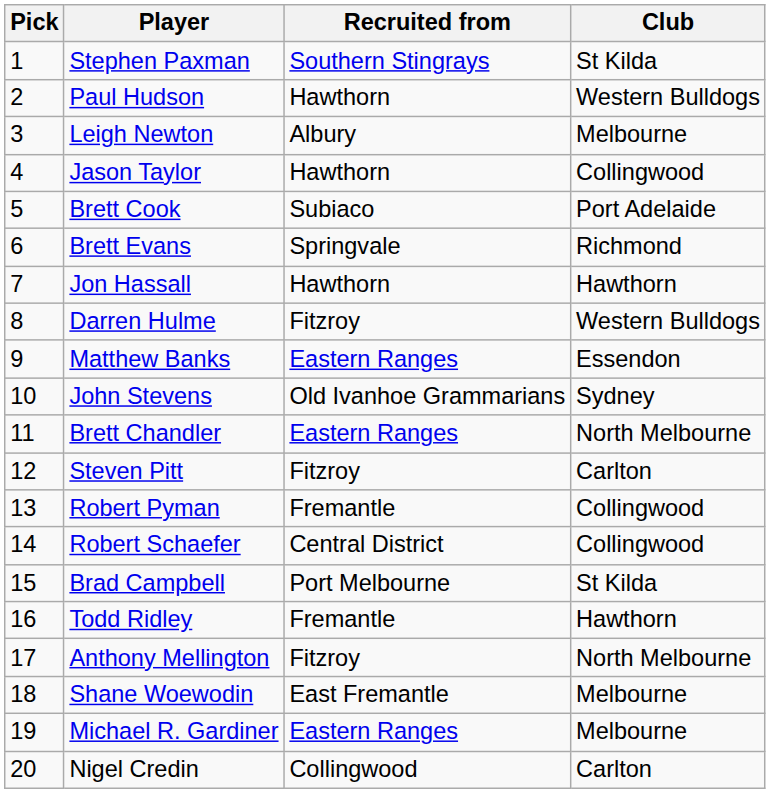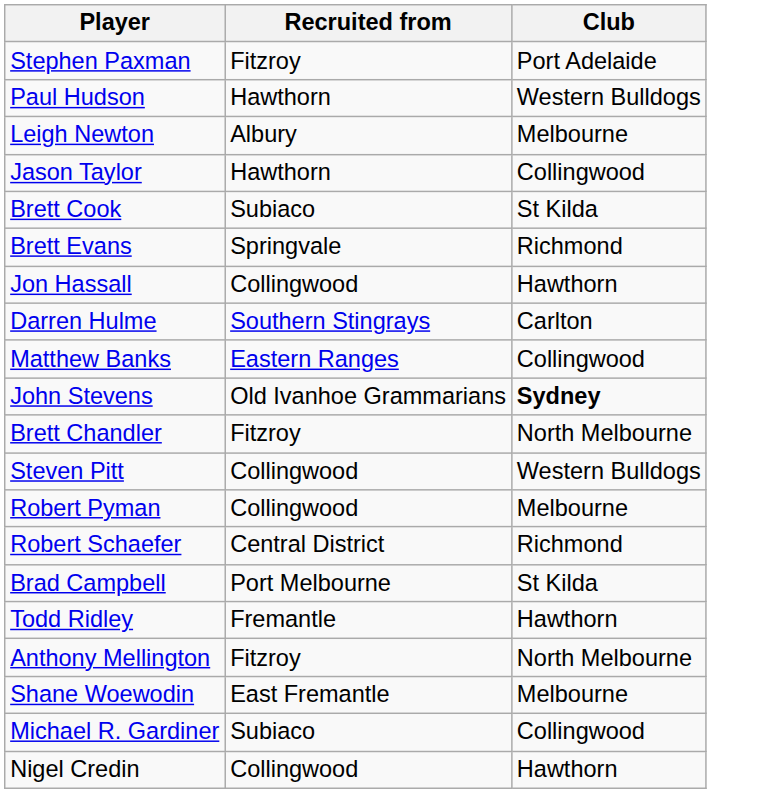- column: (34, 23)
(389, 60) Southern Stingrays -> (265, 60) Fitzroy
(617, 60) St Kilda -> (587, 60) Port Adelaide
(646, 209) Port Adelaide -> (557, 209) St Kilda
(340, 284) Hawthorn -> (294, 284) Collingwood
(325, 321) Fitzroy -> (330, 321) Southern Stingrays
(668, 321) Western Bulldogs -> (555, 321) Carlton
(628, 358) Essendon -> (581, 358) Collingwood
(615, 396) normal -> (559, 396) bold
(374, 433) Eastern Ranges -> (265, 433) Fitzroy
(325, 470) Fitzroy -> (294, 470) Collingwood
(614, 470) Carlton -> (609, 470) Western Bulldogs
(342, 508) Fremantle -> (294, 508) Collingwood
(640, 508) Collingwood -> (572, 508) Melbourne
(640, 545) Collingwood -> (570, 545) Richmond
(374, 731) Eastern Ranges -> (273, 731) Subiaco
(632, 731) Melbourne -> (581, 731) Collingwood
(614, 769) Carlton -> (567, 769) Hawthorn
